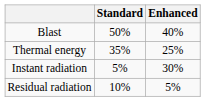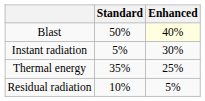(173, 32) no background -> (173, 32) lightyellow background
rows swapped: (49, 50) <-> (49, 68)
